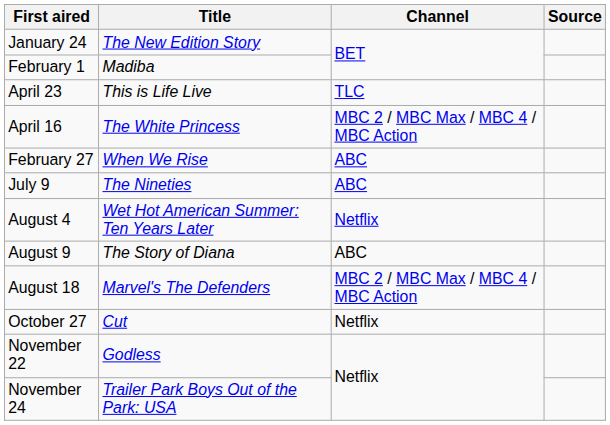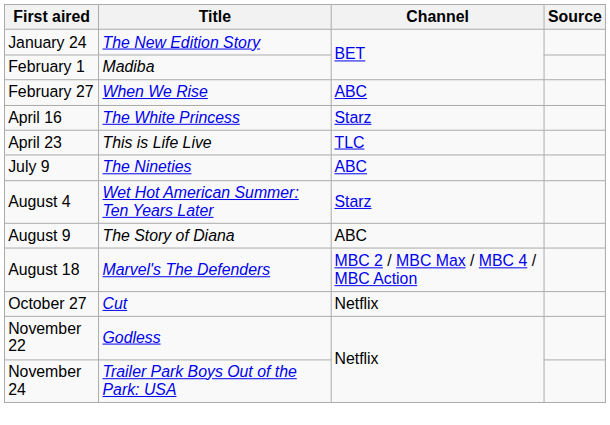rows swapped: (51, 160) <-> (35, 92)
(435, 126) MBC 2 / MBC Max / MBC 4 / MBC Action -> (353, 117) Starz
(356, 219) Netflix -> (353, 201) Starz
